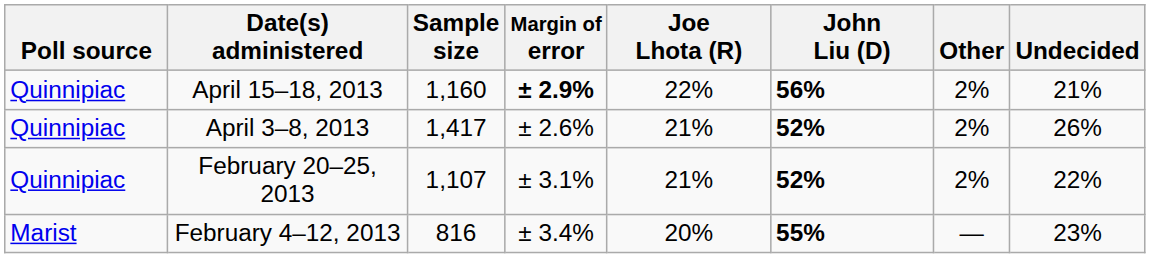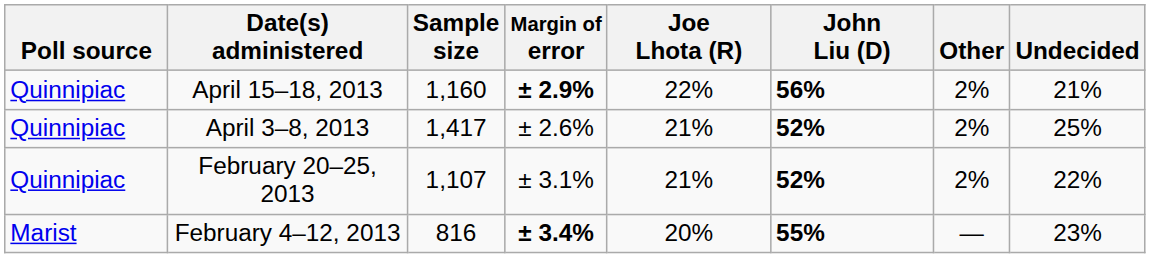(1078, 128) 26% -> (1078, 128) 25%
(556, 232) normal -> (556, 232) bold
